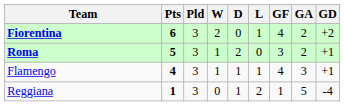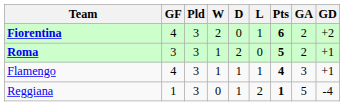columns swapped: (173, 14) <-> (281, 14)
